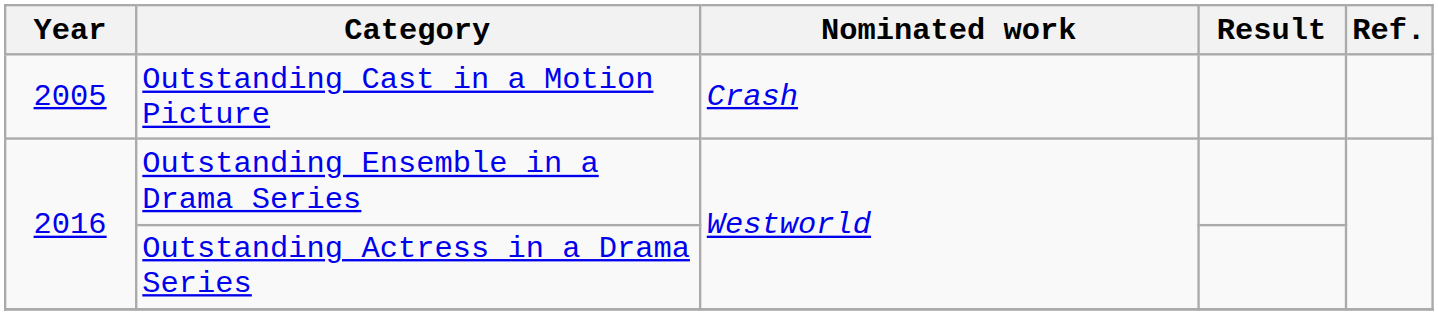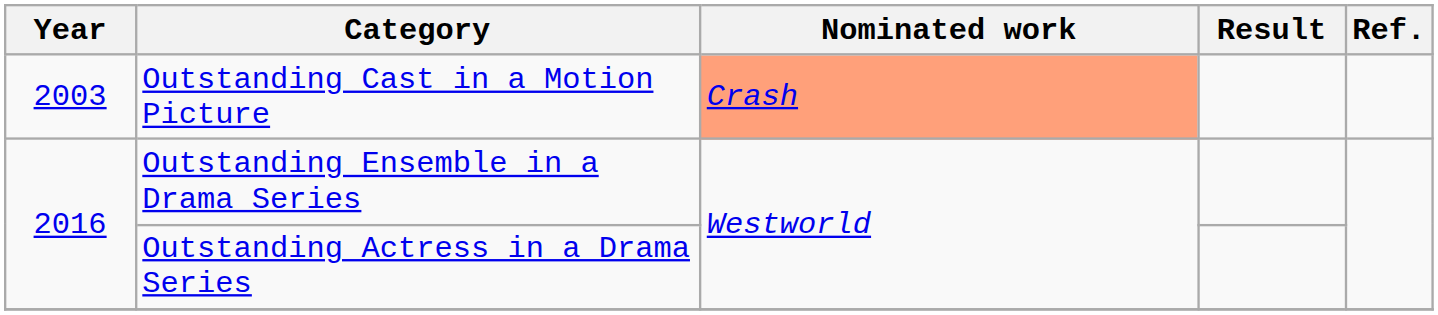(70, 97) 2005 -> (70, 97) 2003
(752, 97) no background -> (752, 97) lightsalmon background
